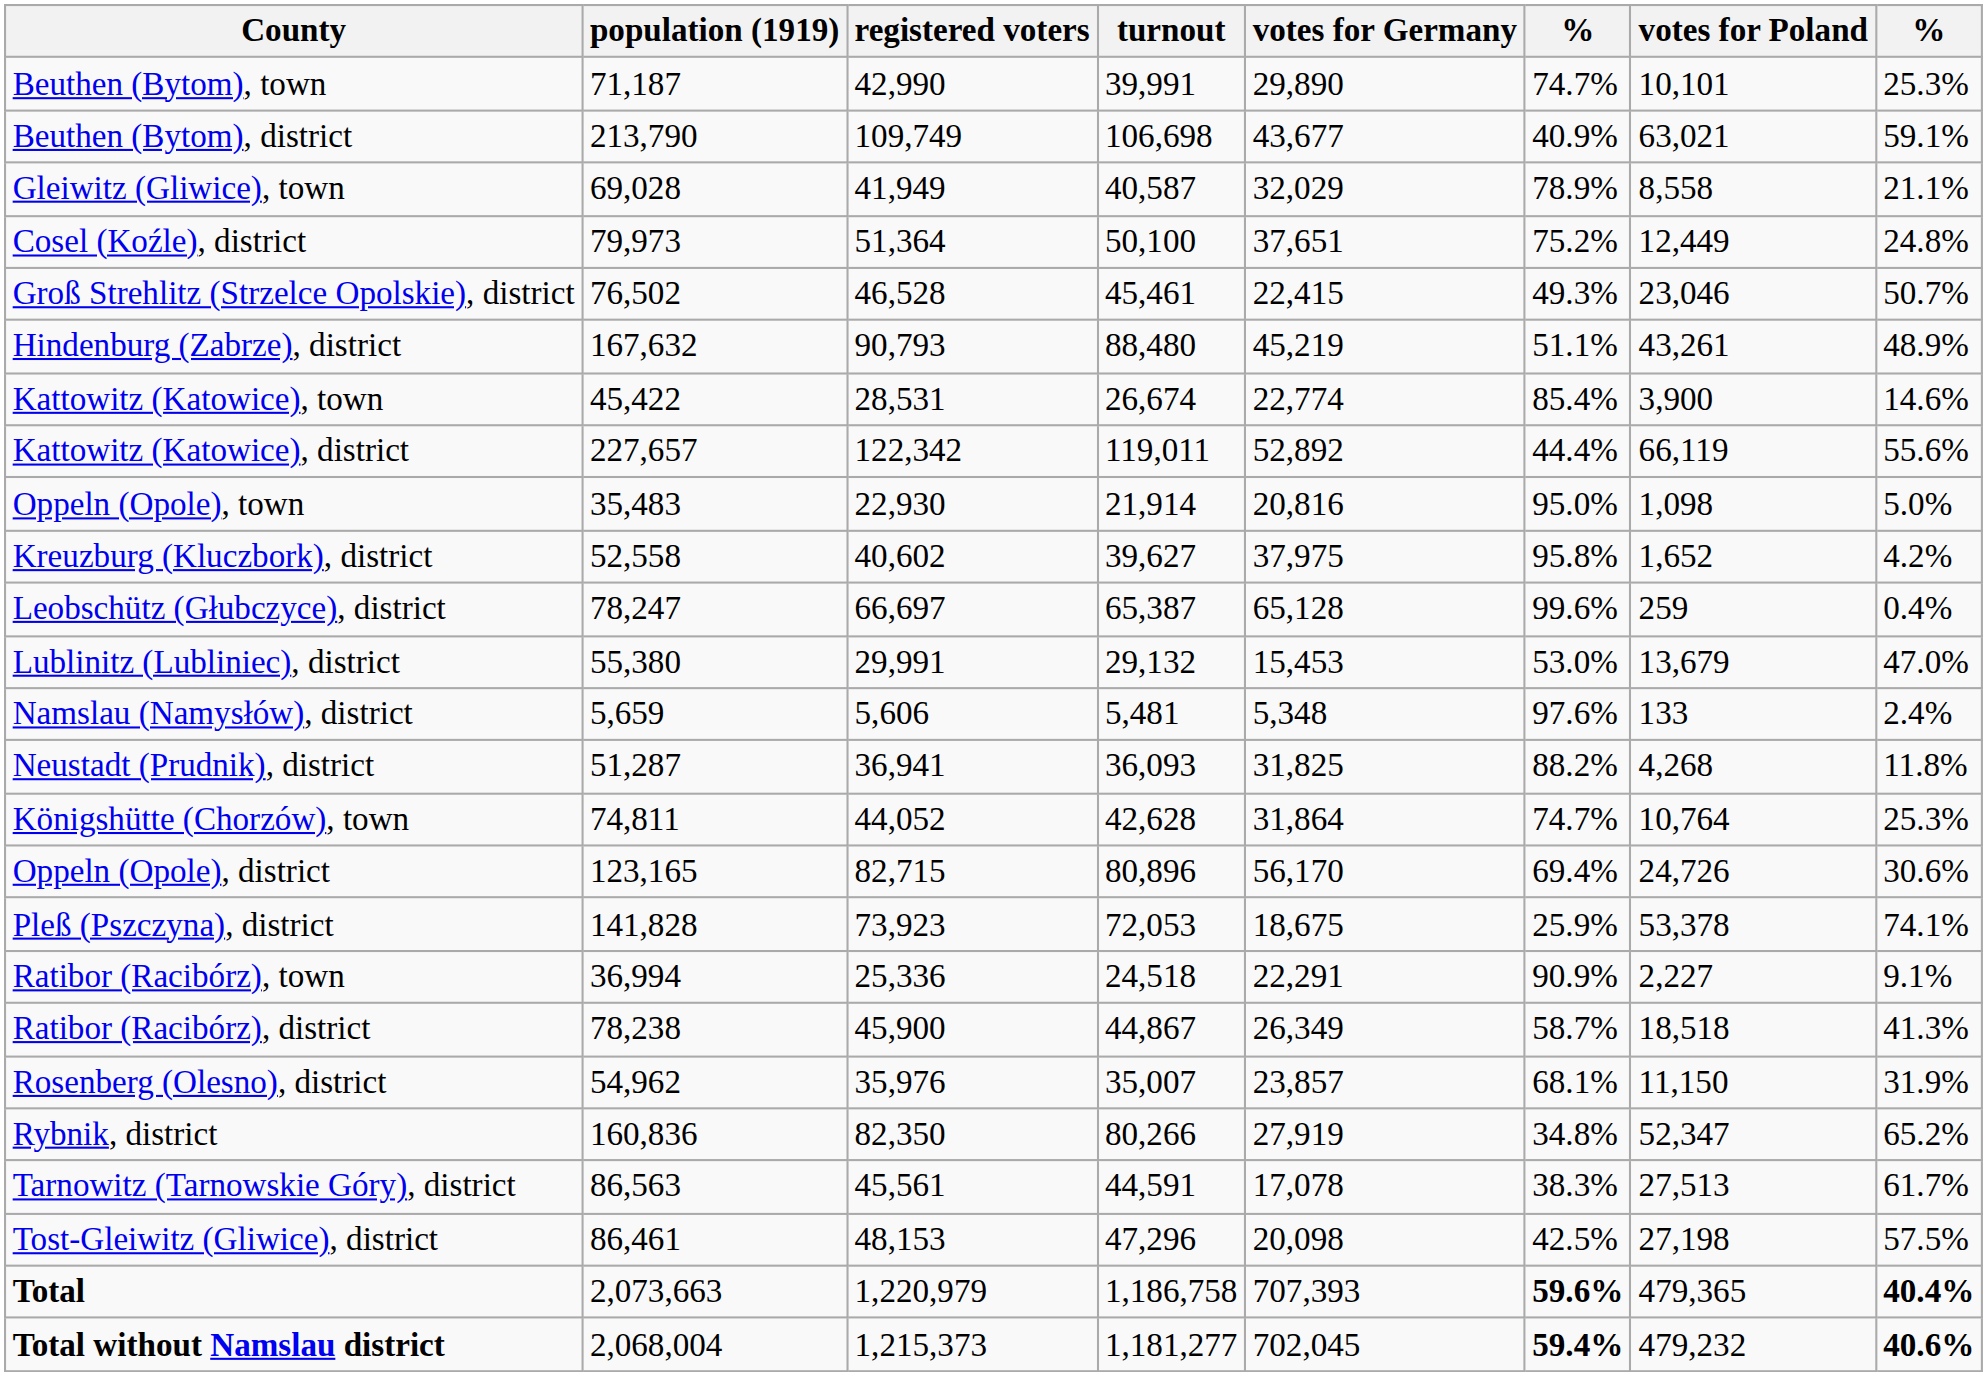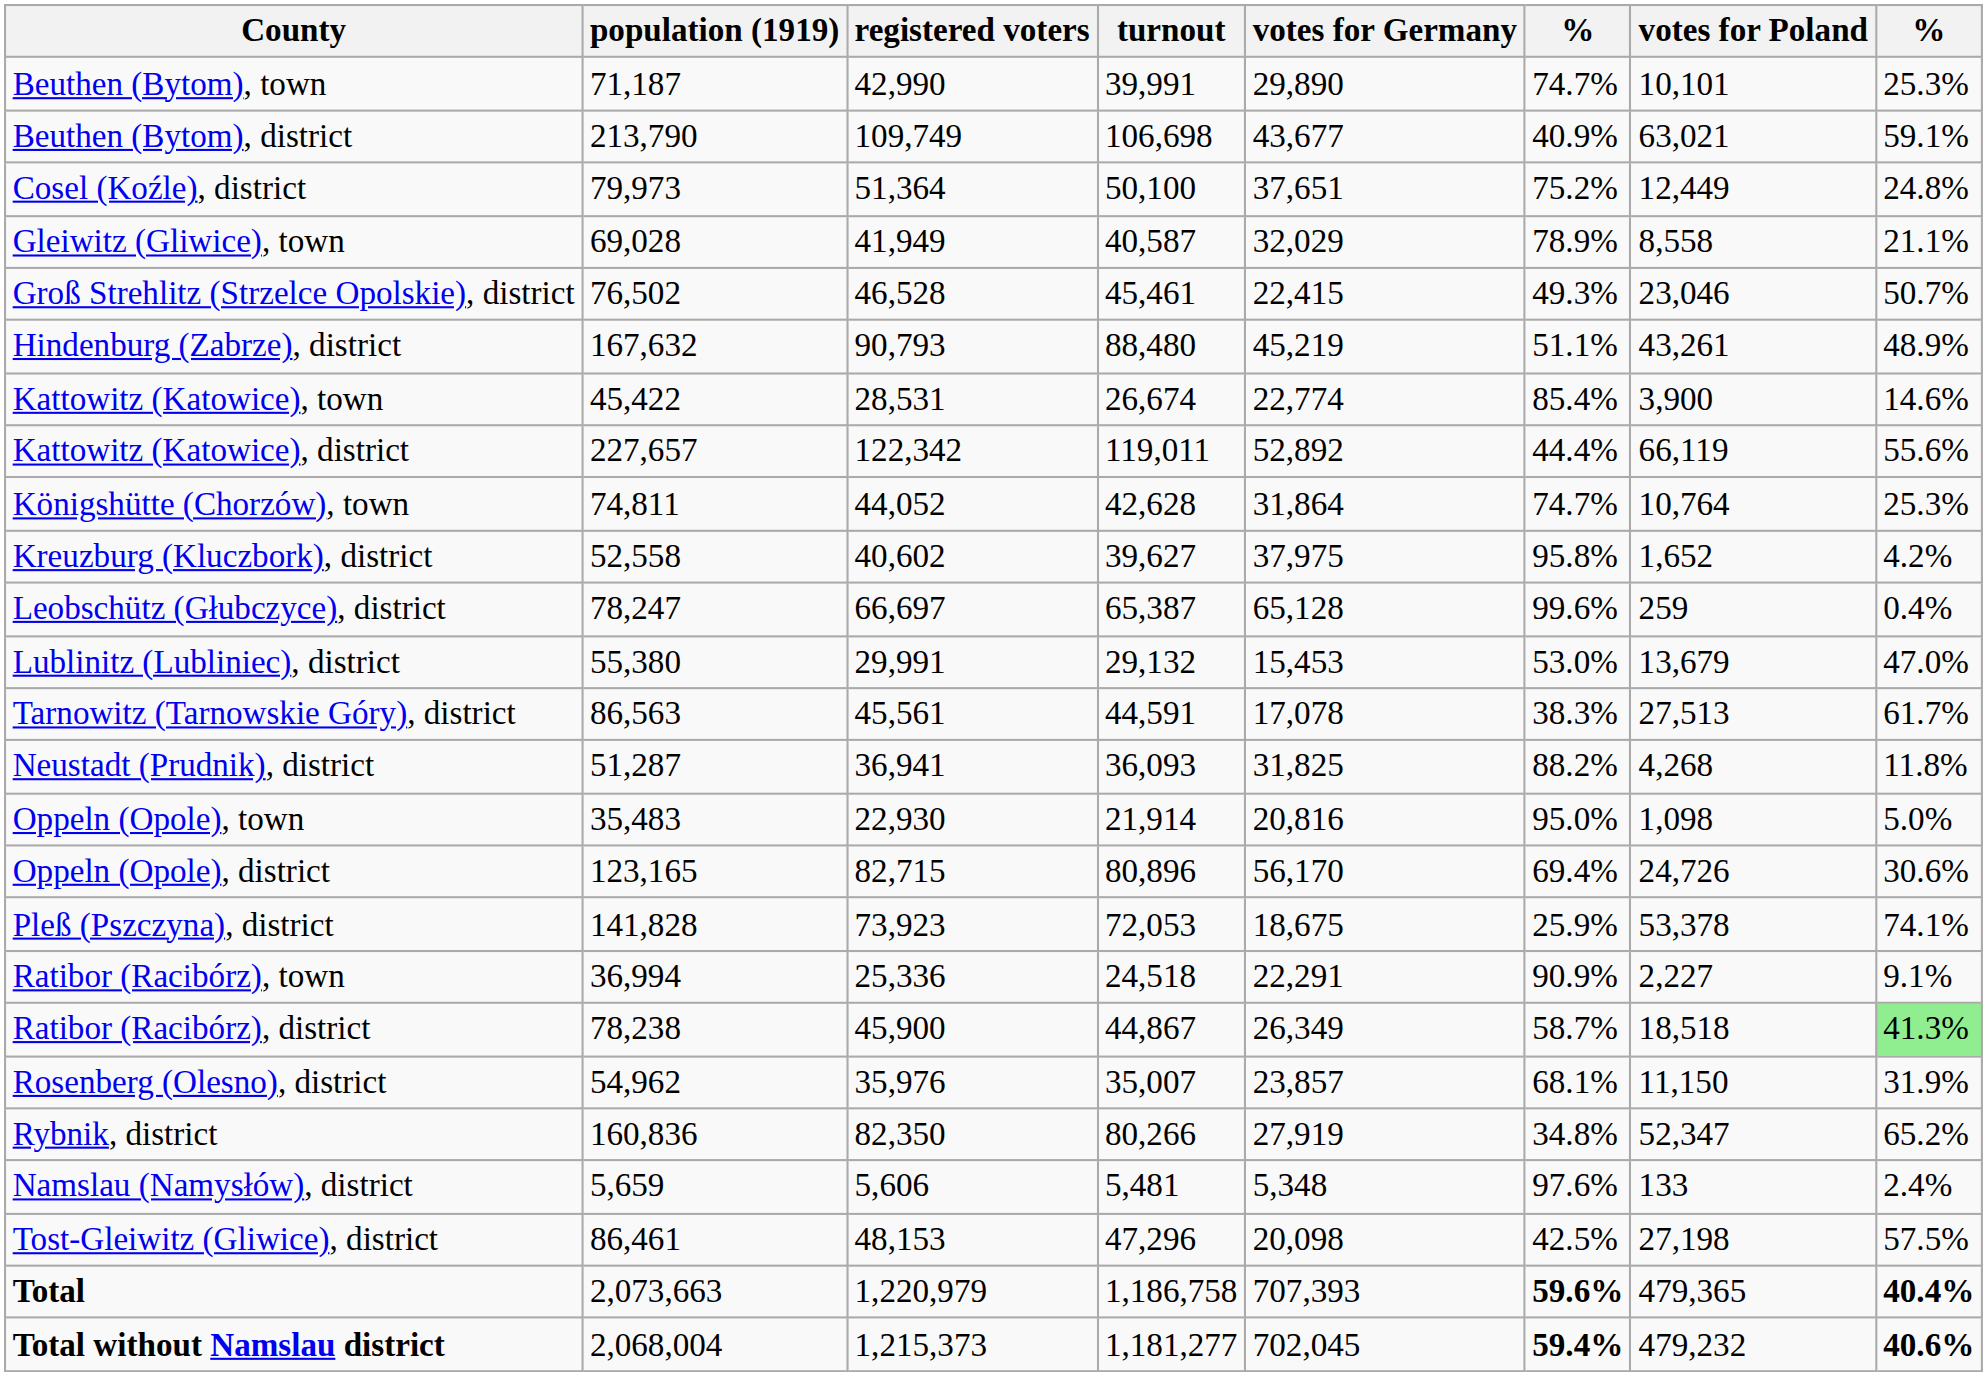rows swapped: (159, 240) <-> (179, 188)
rows swapped: (211, 818) <-> (158, 503)
rows swapped: (213, 713) <-> (264, 1186)
(1926, 1028) no background -> (1926, 1028) lightgreen background
